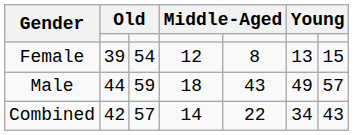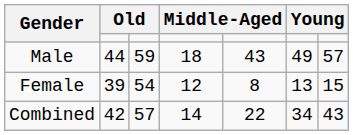rows swapped: (52, 86) <-> (52, 57)
